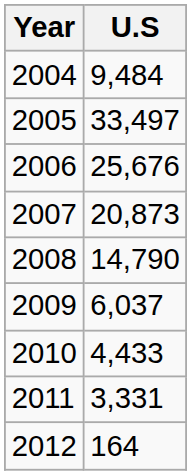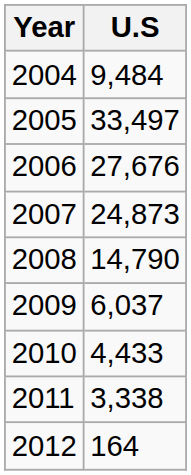(135, 167) 25,676 -> (135, 167) 27,676
(135, 213) 20,873 -> (135, 213) 24,873
(127, 399) 3,331 -> (127, 399) 3,338
